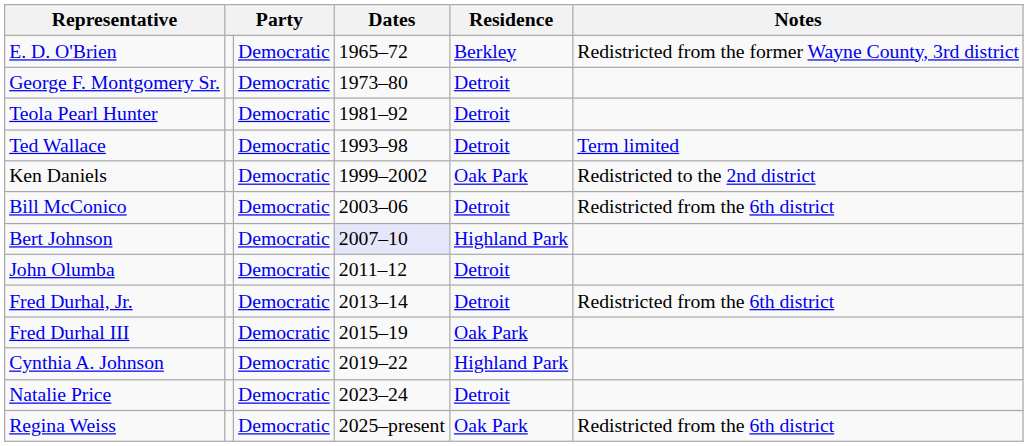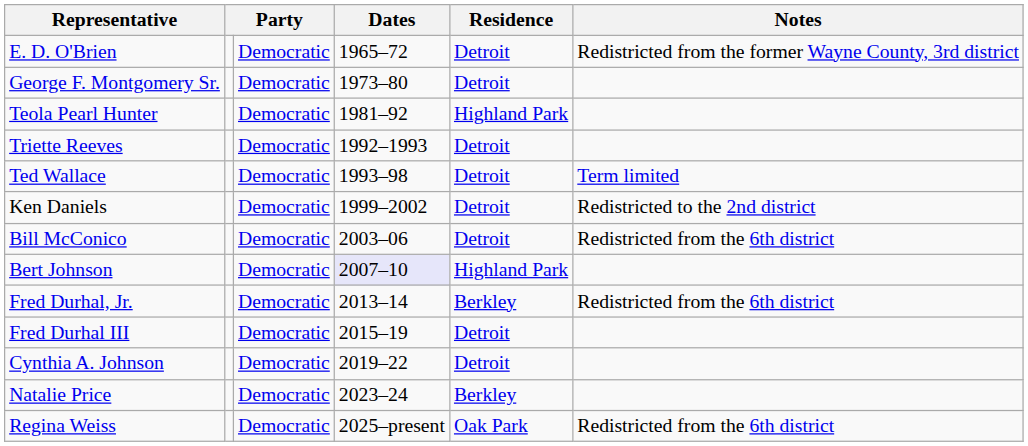(485, 51) Berkley -> (482, 51) Detroit
(482, 113) Detroit -> (511, 113) Highland Park
+ row: (66, 144)
(491, 176) Oak Park -> (482, 207) Detroit
- row: (62, 269)
(482, 301) Detroit -> (485, 301) Berkley
(491, 332) Oak Park -> (482, 332) Detroit
(511, 363) Highland Park -> (482, 363) Detroit
(482, 394) Detroit -> (485, 394) Berkley
